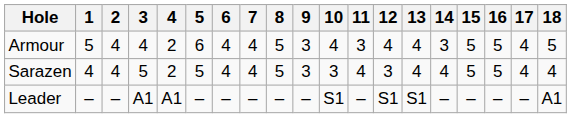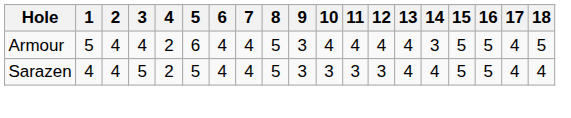(361, 44) 3 -> (355, 44) 4
(361, 71) 4 -> (355, 71) 3
- row: (35, 98)
